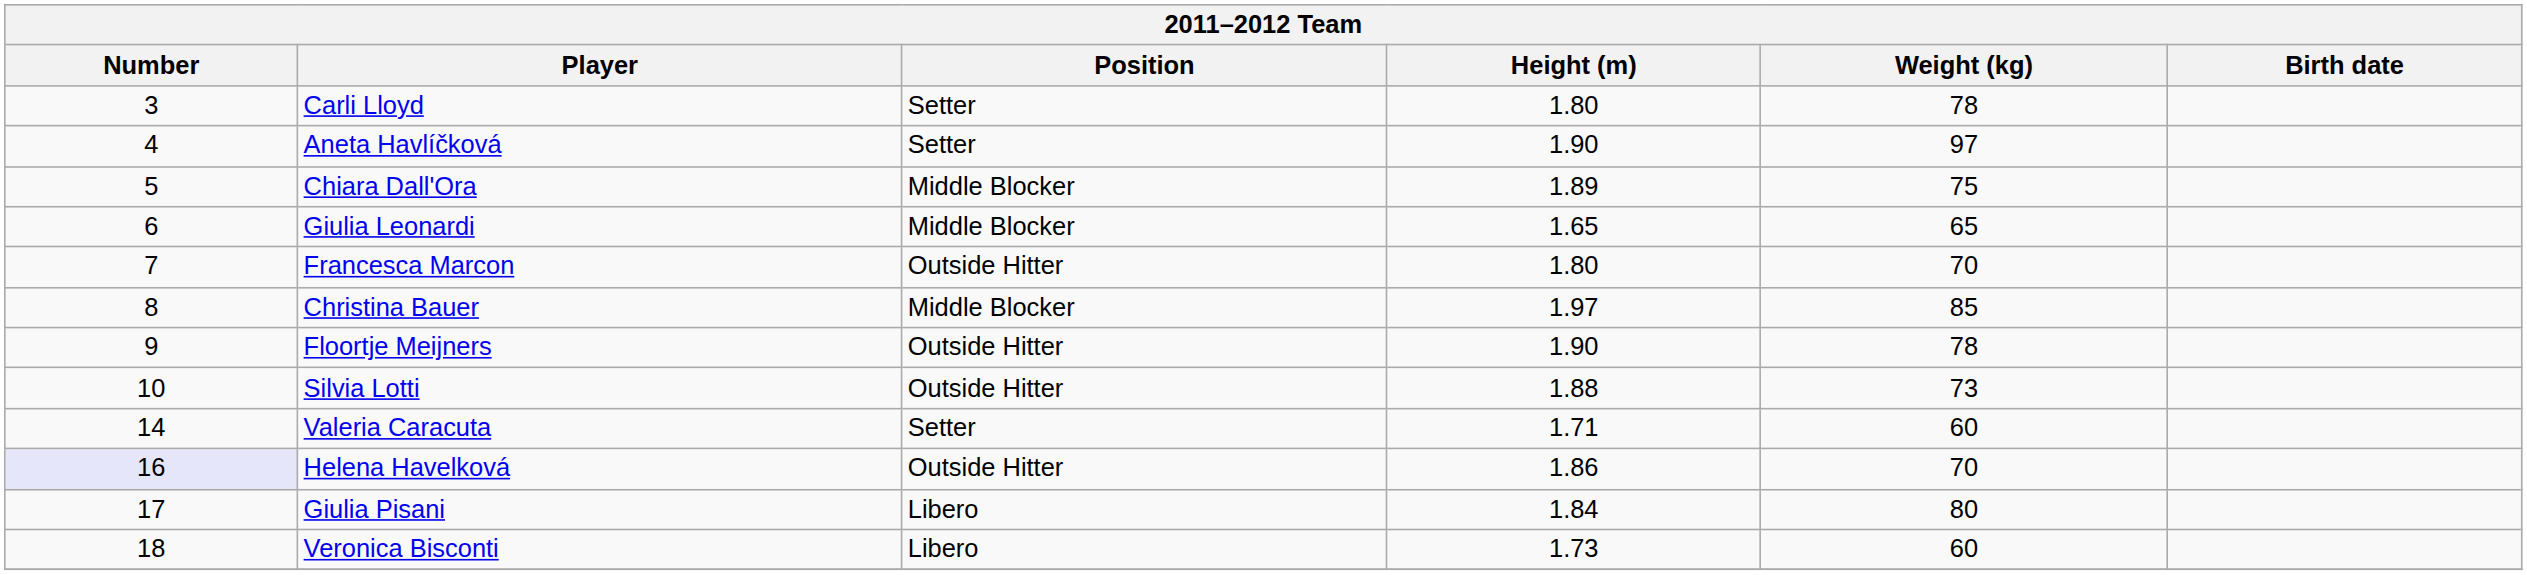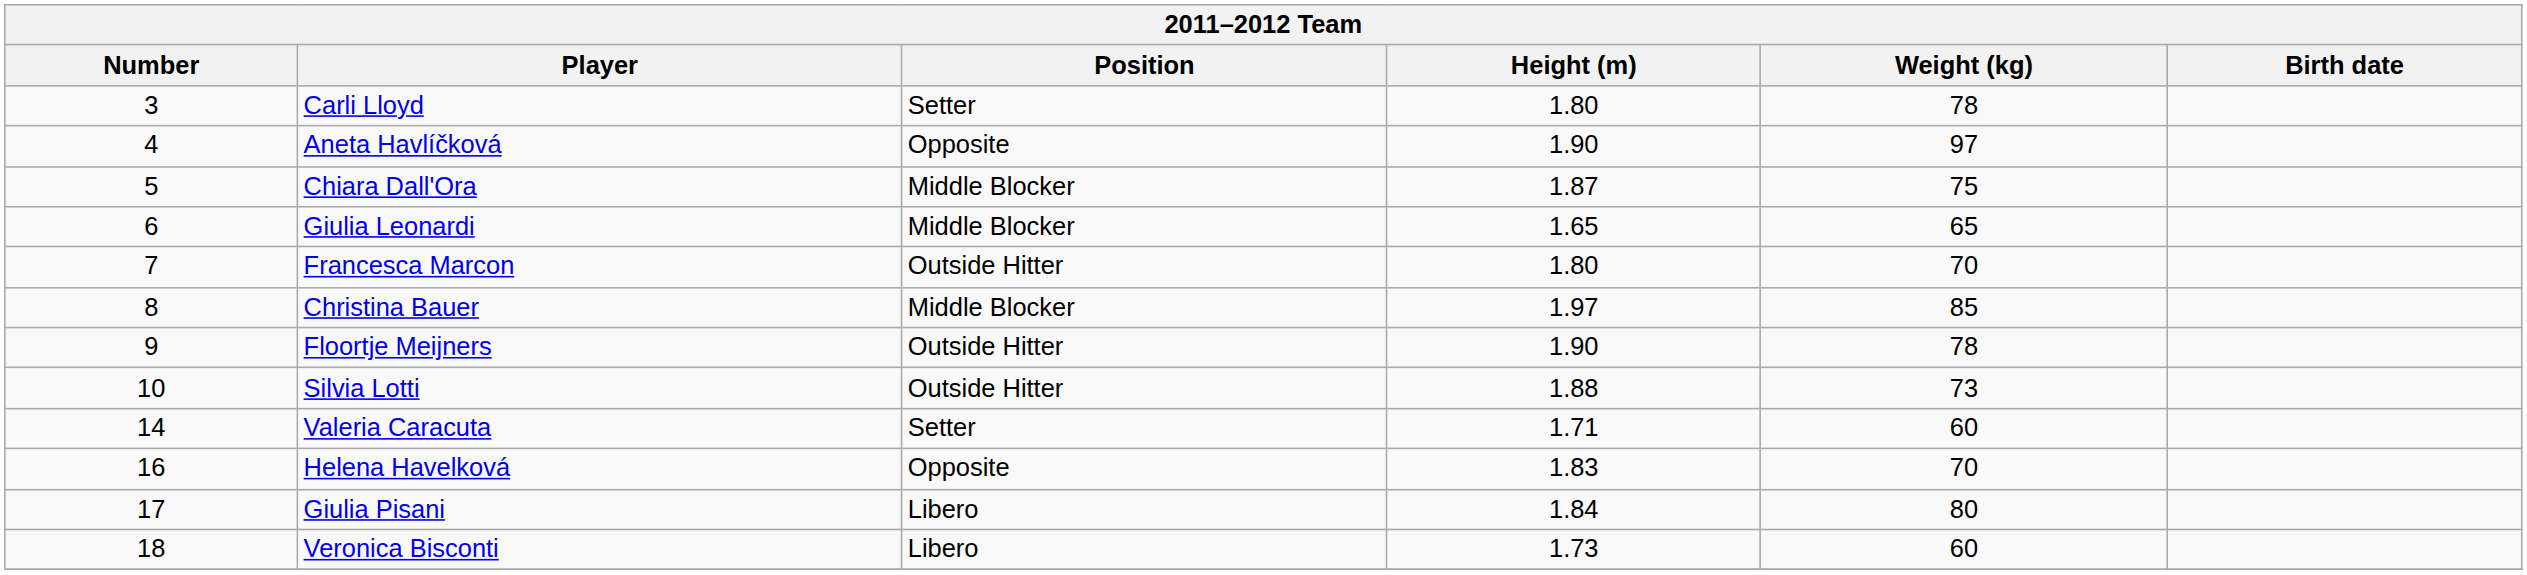(942, 145) Setter -> (959, 145) Opposite
(1574, 186) 1.89 -> (1574, 186) 1.87
(151, 468) lavender background -> (151, 468) no background
(986, 468) Outside Hitter -> (959, 468) Opposite
(1574, 468) 1.86 -> (1574, 468) 1.83
